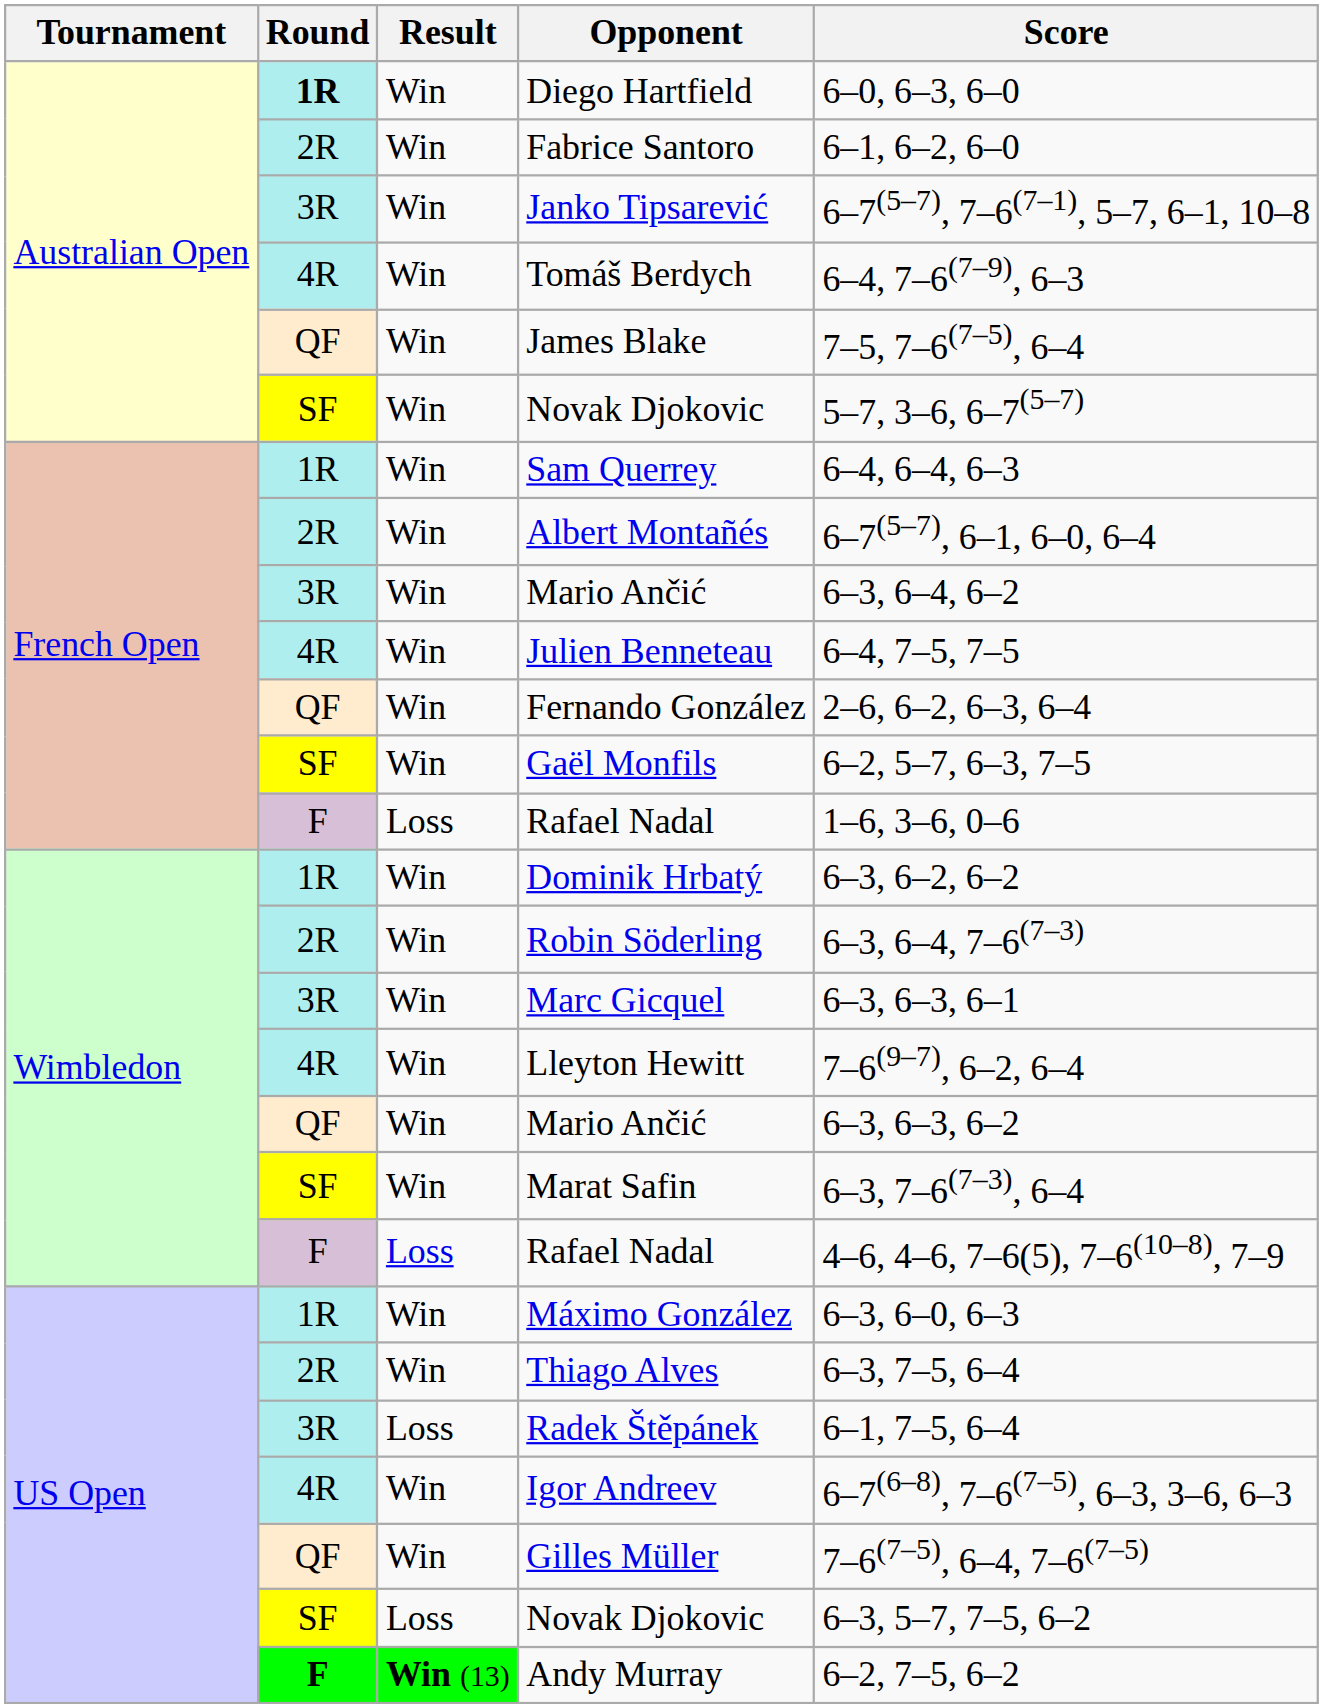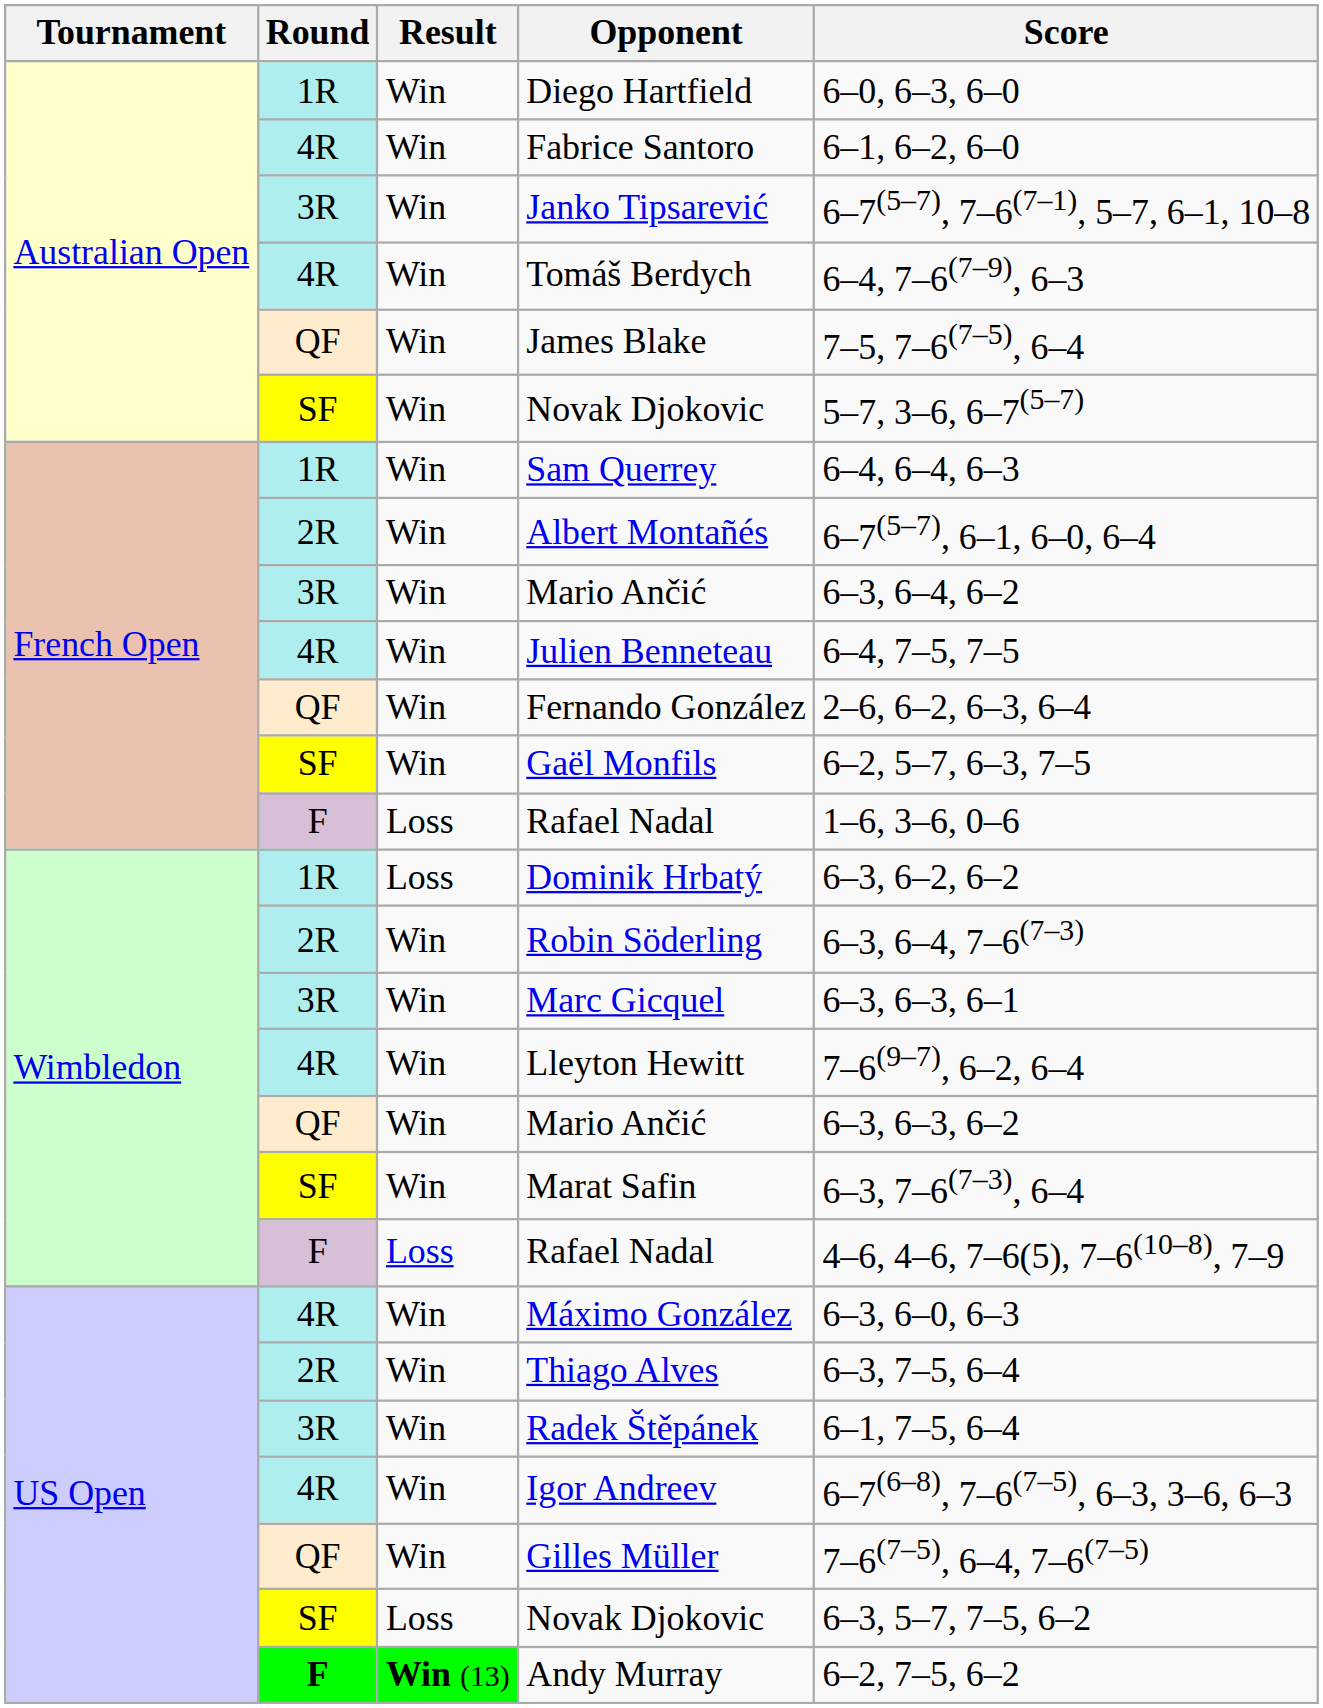(318, 89) bold -> (318, 89) normal
(318, 146) 2R -> (318, 146) 4R
(416, 877) Win -> (420, 877) Loss
(318, 1313) 1R -> (318, 1313) 4R
(420, 1427) Loss -> (416, 1427) Win
